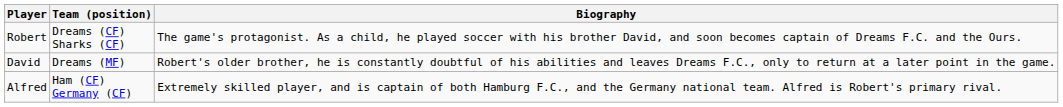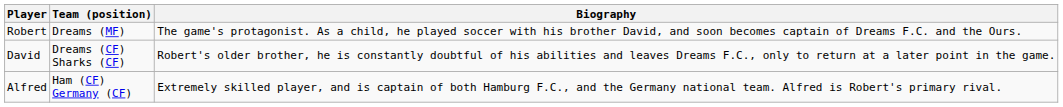(89, 38) Dreams (CF) Sharks (CF) -> (89, 31) Dreams (MF)
(89, 62) Dreams (MF) -> (89, 56) Dreams (CF) Sharks (CF)
